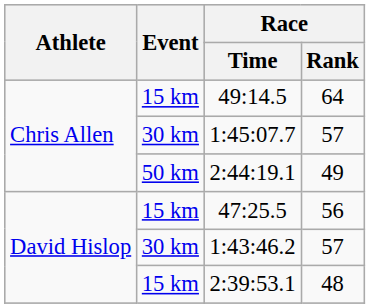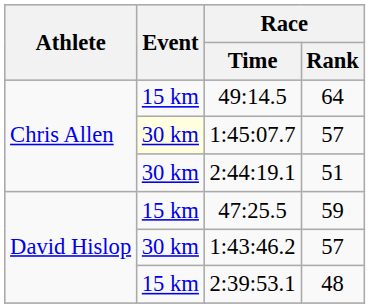(170, 135) no background -> (170, 135) lightyellow background
(170, 172) 50 km -> (170, 172) 30 km
(333, 172) 49 -> (333, 172) 51
(333, 209) 56 -> (333, 209) 59
